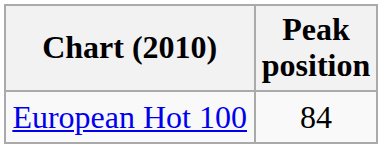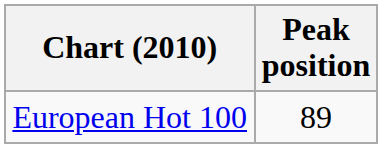(316, 116) 84 -> (316, 116) 89
